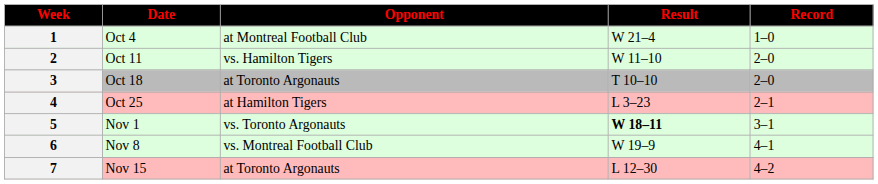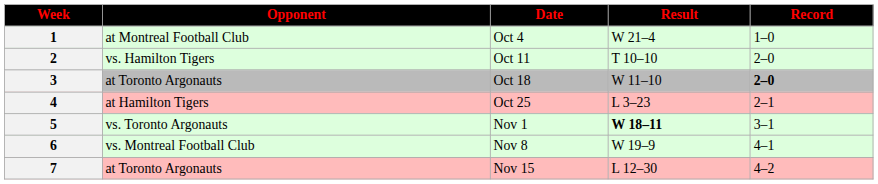columns swapped: (161, 15) <-> (414, 15)
(637, 59) W 11–10 -> (634, 59) T 10–10
(634, 80) T 10–10 -> (637, 80) W 11–10
(764, 80) normal -> (764, 80) bold
